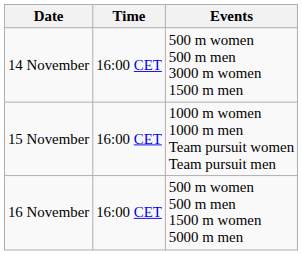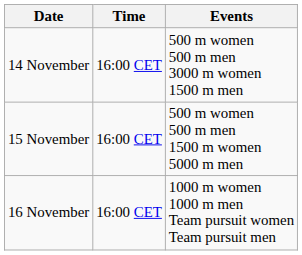(231, 138) 1000 m women 1000 m men Team pursuit women Team pursuit men -> (215, 138) 500 m women 500 m men 1500 m women 5000 m men
(215, 212) 500 m women 500 m men 1500 m women 5000 m men -> (231, 212) 1000 m women 1000 m men Team pursuit women Team pursuit men
